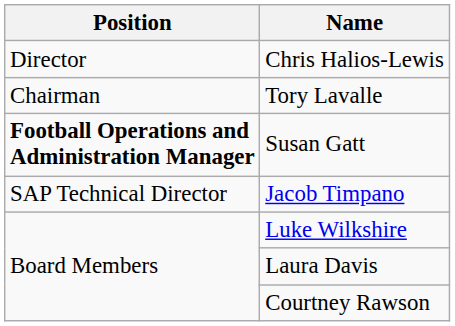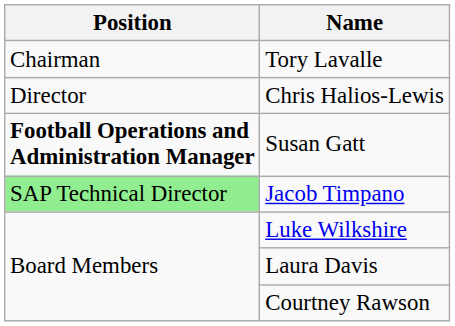rows swapped: (324, 95) <-> (355, 58)
(118, 193) no background -> (118, 193) lightgreen background
